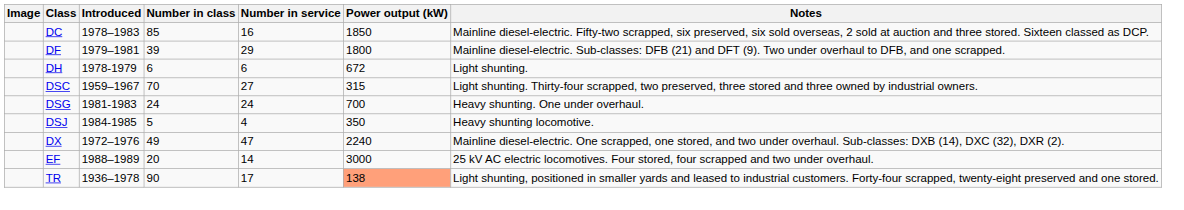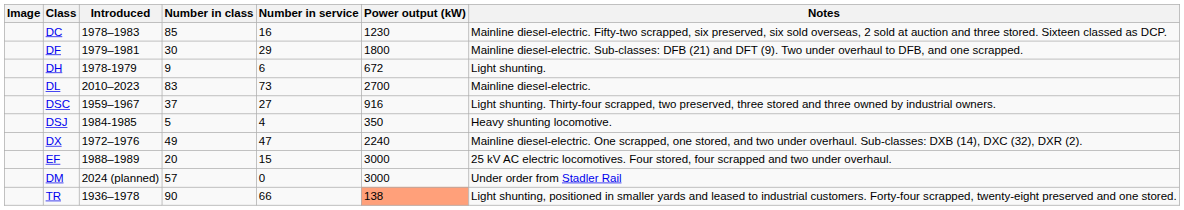(359, 31) 1850 -> (377, 31) 1230
(153, 50) 39 -> (171, 50) 30
(150, 68) 6 -> (168, 68) 9
+ row: (53, 86)
(153, 86) 70 -> (171, 104) 37
(356, 86) 315 -> (374, 104) 916
- row: (58, 104)
(247, 159) 14 -> (265, 159) 15
+ row: (55, 178)
(247, 178) 17 -> (265, 196) 66
